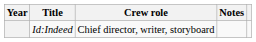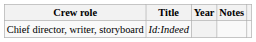columns swapped: (17, 12) <-> (146, 12)
